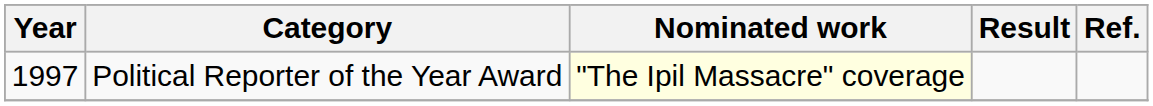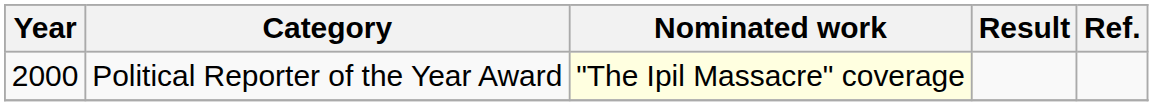(45, 75) 1997 -> (45, 75) 2000
